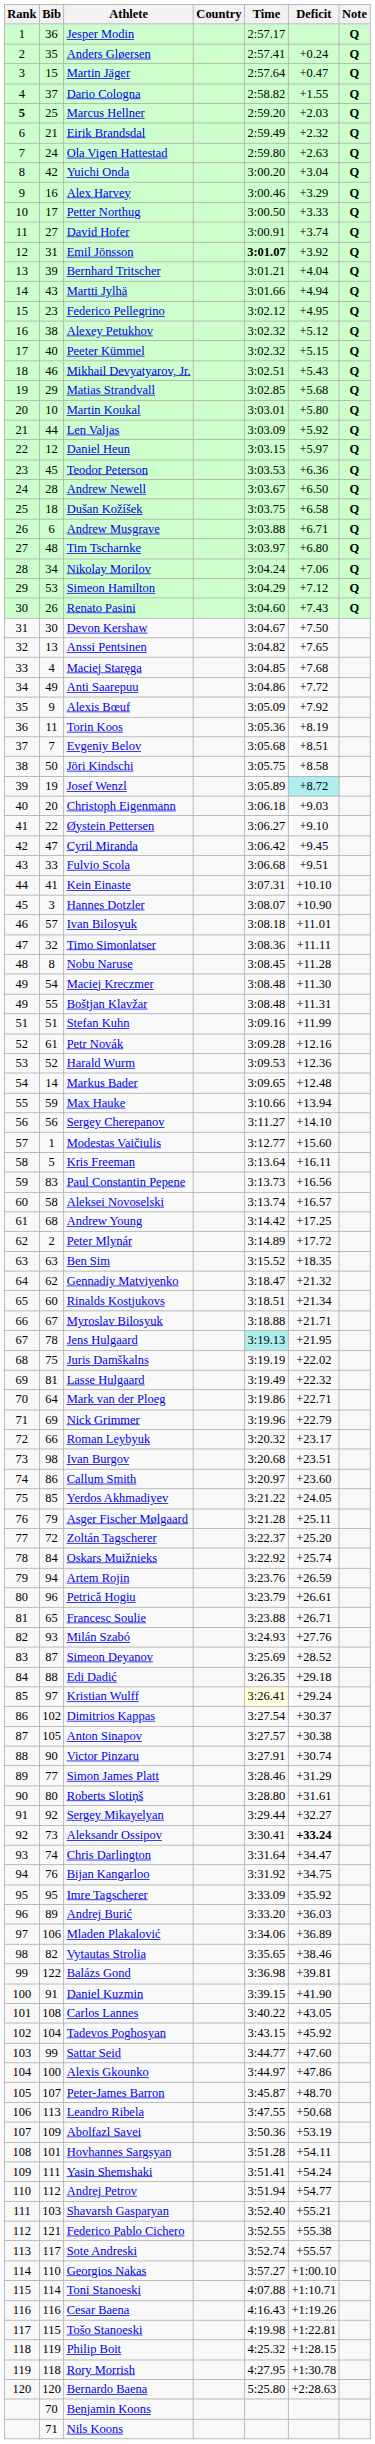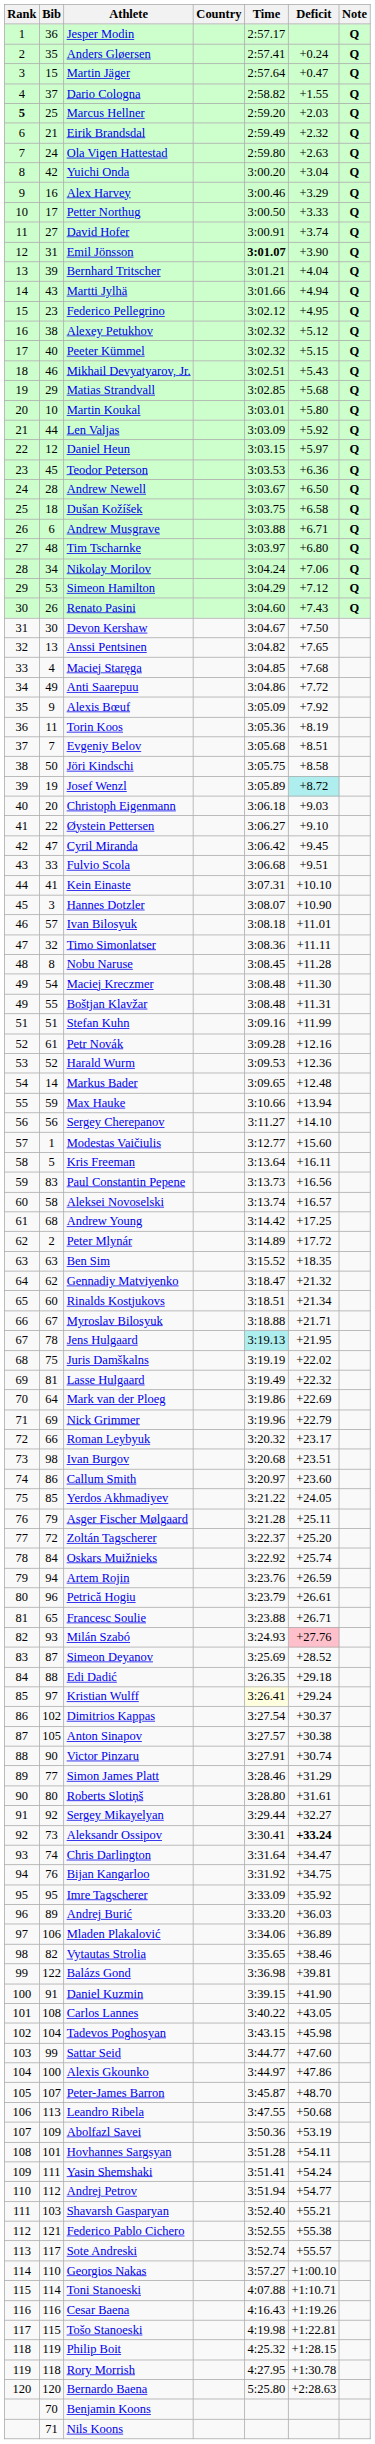(314, 251) +3.92 -> (314, 251) +3.90
(314, 1399) +22.71 -> (314, 1399) +22.69
(314, 1637) no background -> (314, 1637) pink background
(314, 2033) +45.92 -> (314, 2033) +45.98
